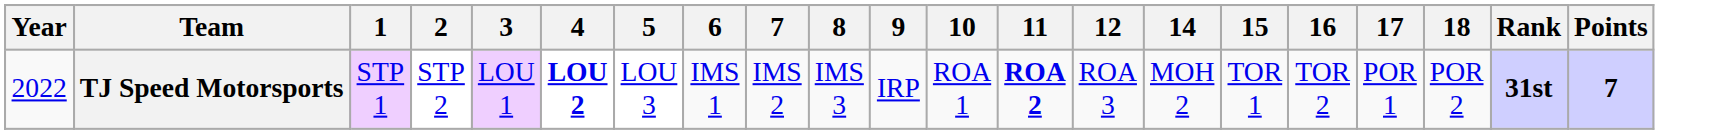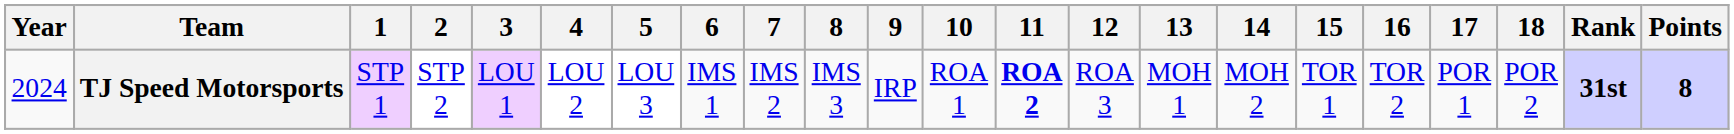+ column: (1179, 26)
(39, 88) 2022 -> (39, 88) 2024
(578, 88) bold -> (576, 88) normal
(1611, 88) 7 -> (1685, 88) 8
